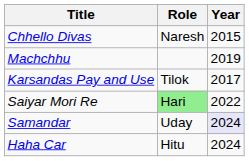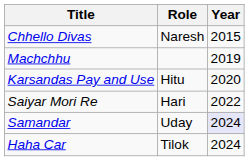(175, 79) Tilok -> (173, 79) Hitu
(226, 79) 2017 -> (226, 79) 2020
(173, 101) lightgreen background -> (173, 101) no background
(173, 144) Hitu -> (175, 144) Tilok
